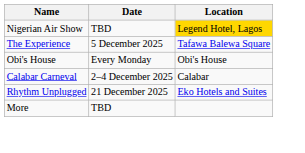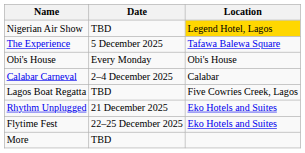+ row: (46, 92)
+ row: (32, 124)
